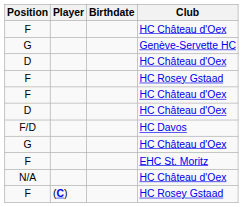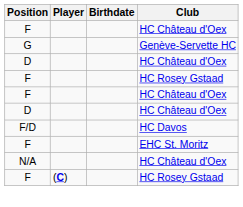- row: (28, 144)
